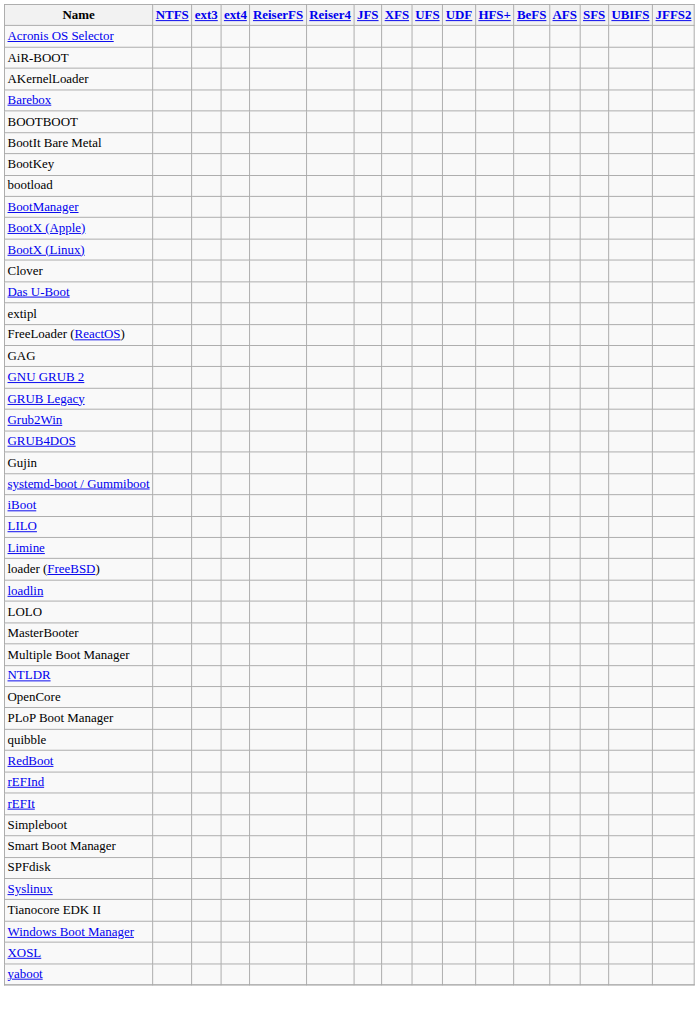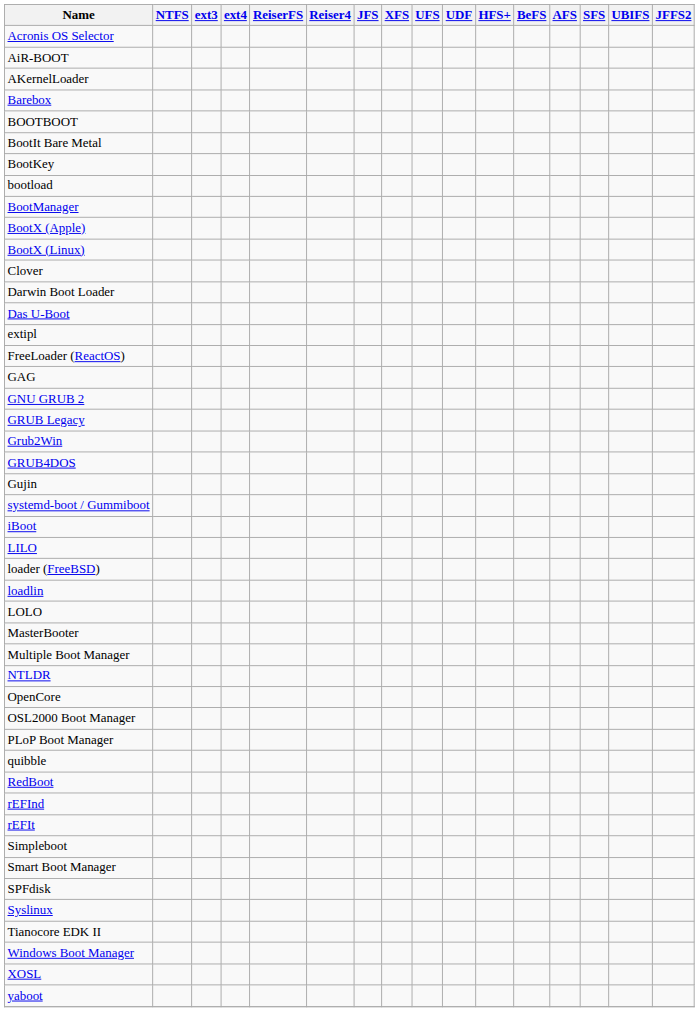+ row: (61, 291)
- row: (26, 547)
+ row: (71, 718)
